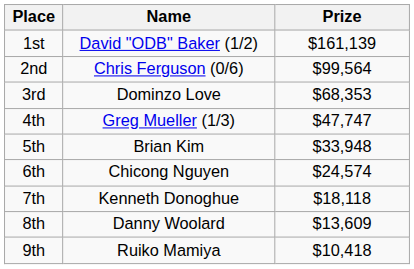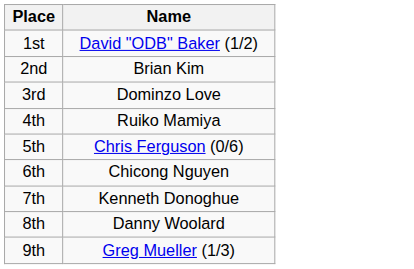- column: (342, 17)
(169, 69) Chris Ferguson (0/6) -> (169, 69) Brian Kim
(169, 120) Greg Mueller (1/3) -> (169, 120) Ruiko Mamiya
(169, 146) Brian Kim -> (169, 146) Chris Ferguson (0/6)
(169, 250) Ruiko Mamiya -> (169, 250) Greg Mueller (1/3)
